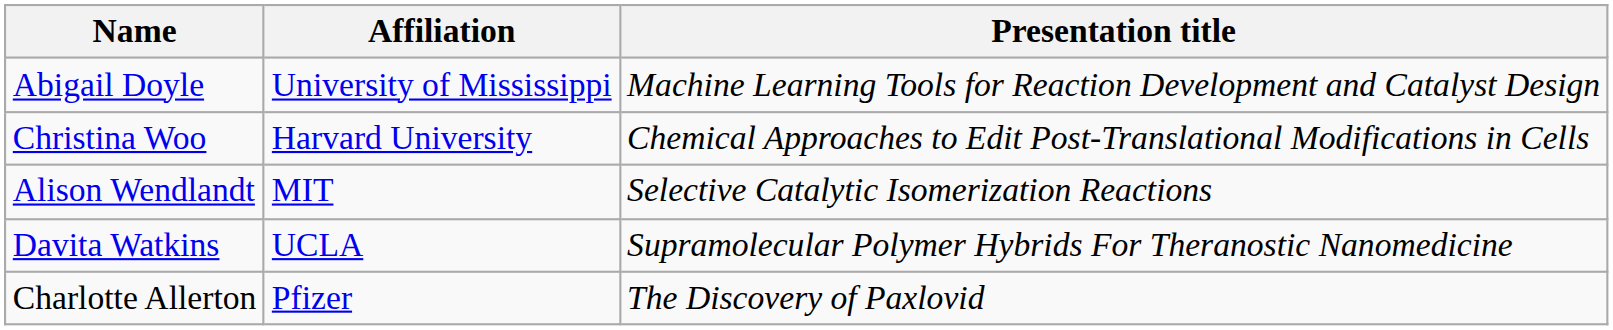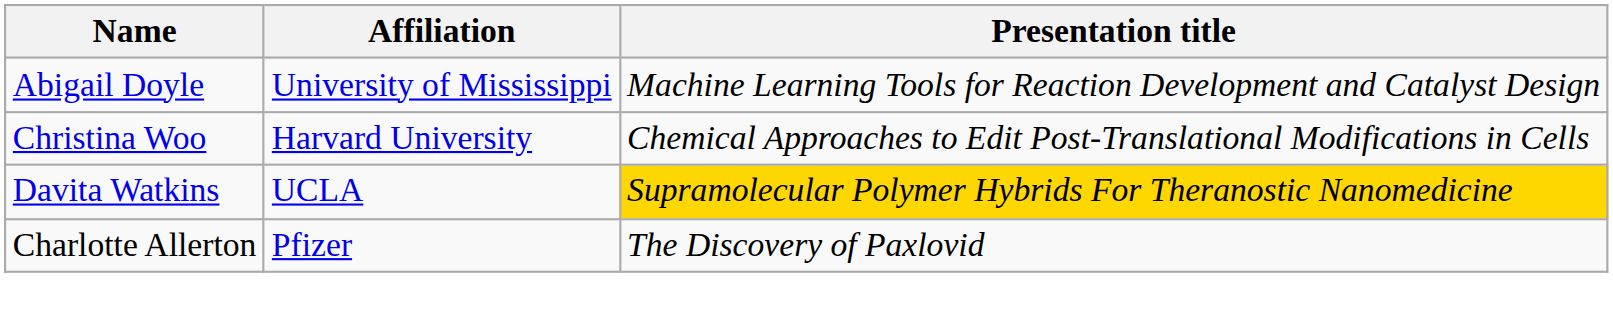- row: (134, 191)
(1070, 244) no background -> (1070, 191) gold background
